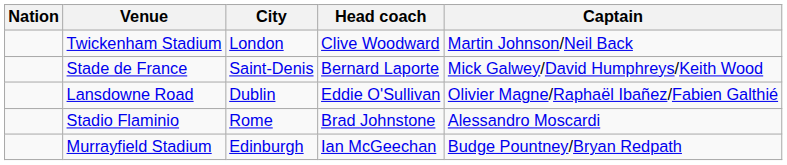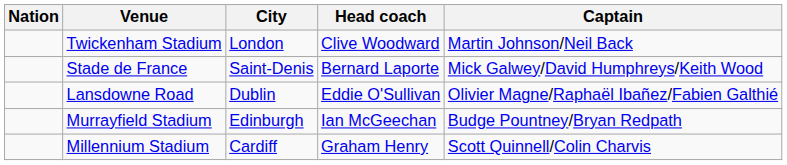- row: (123, 120)
+ row: (138, 146)
